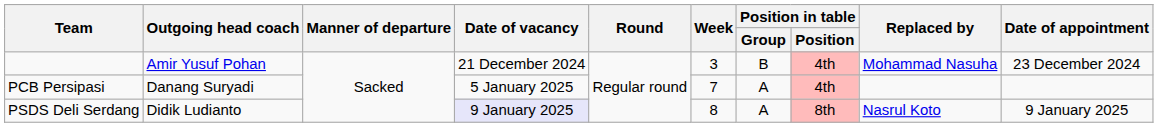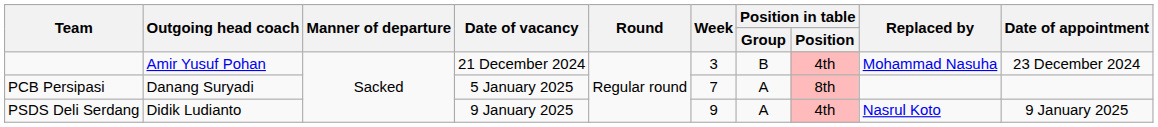(825, 87) 4th -> (825, 87) 8th
(522, 110) lavender background -> (522, 110) no background
(714, 110) 8 -> (714, 110) 9
(825, 110) 8th -> (825, 110) 4th
